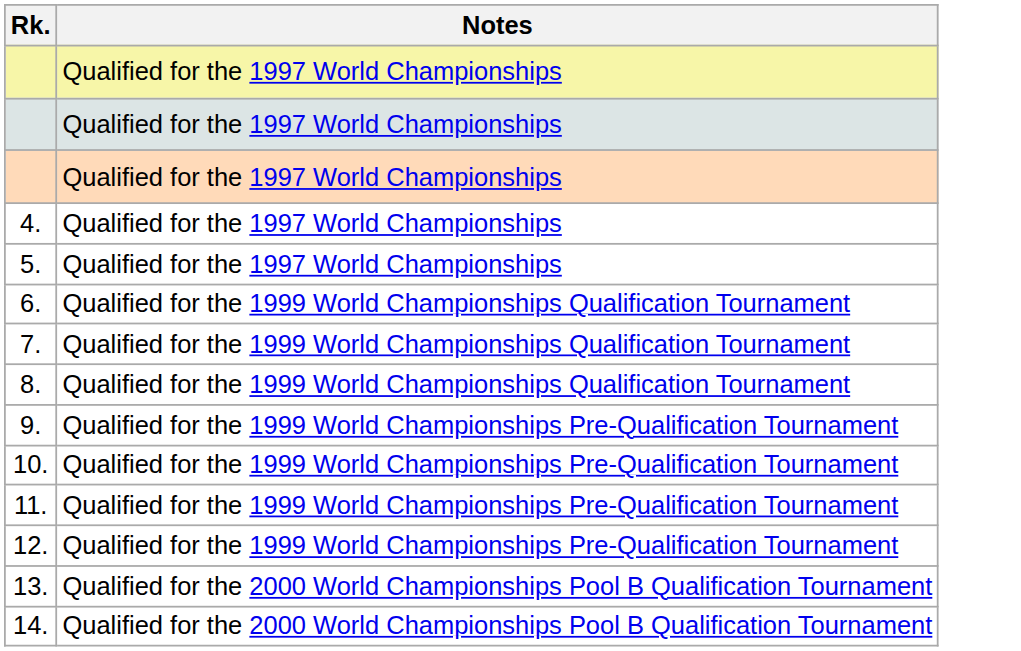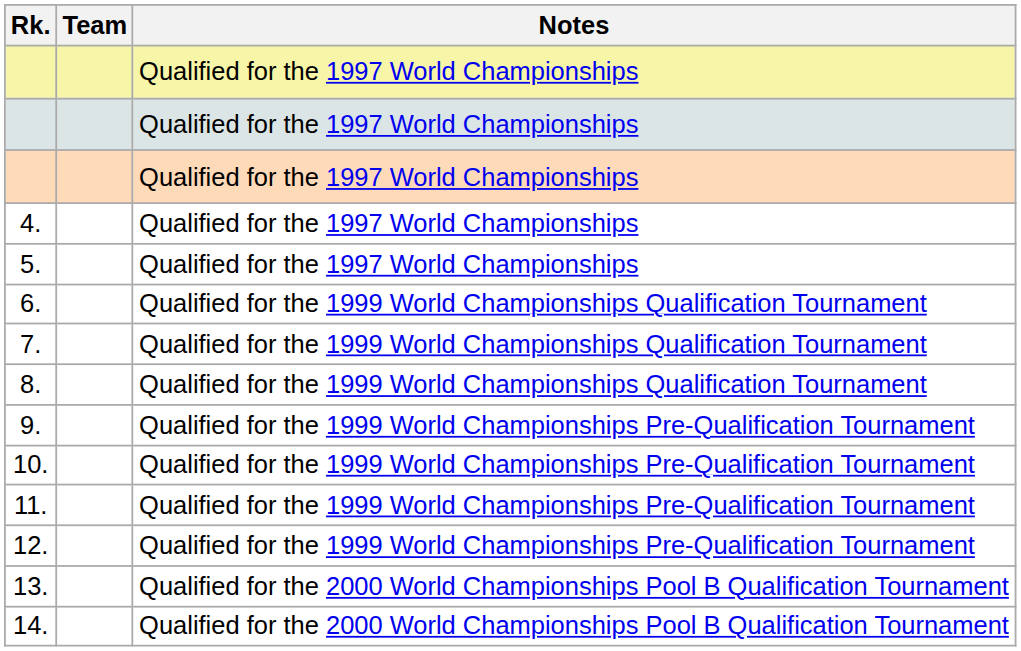+ column: (95, 25)
